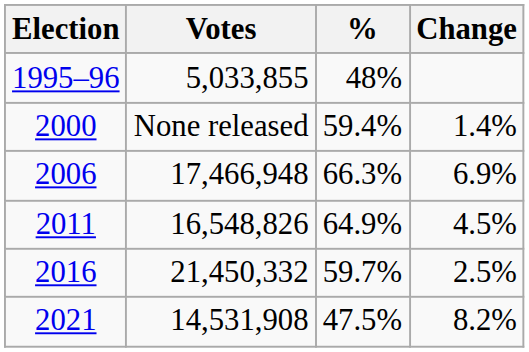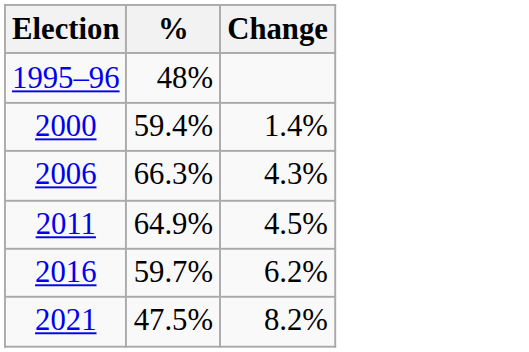- column: (221, 28)
(485, 175) 6.9% -> (296, 175) 4.3%
(485, 272) 2.5% -> (296, 272) 6.2%
